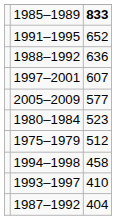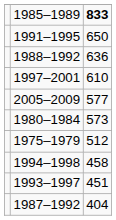(97, 36) 652 -> (97, 36) 650
(97, 78) 607 -> (97, 78) 610
(97, 120) 523 -> (97, 120) 573
(97, 183) 410 -> (97, 183) 451
